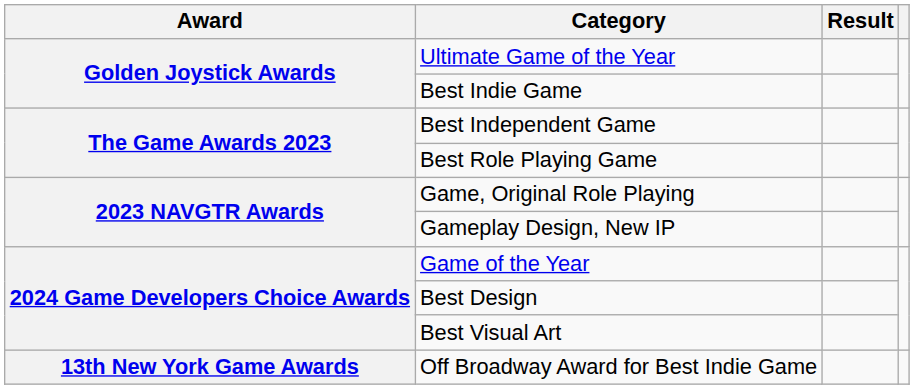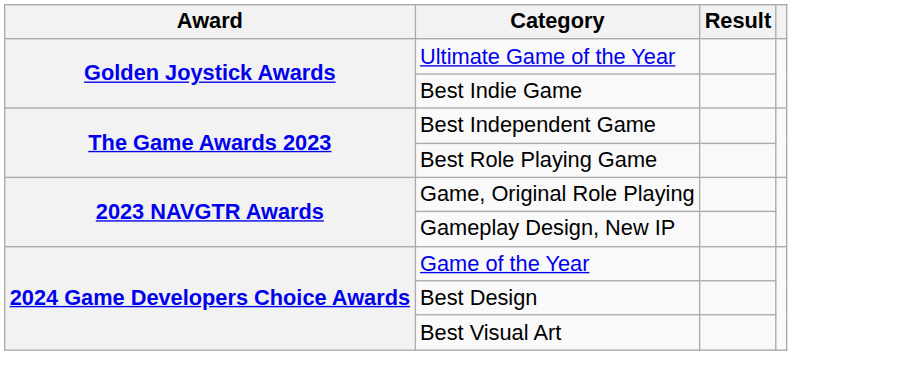- row: (619, 366)
